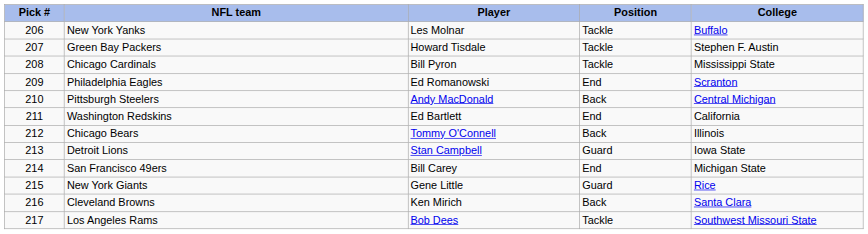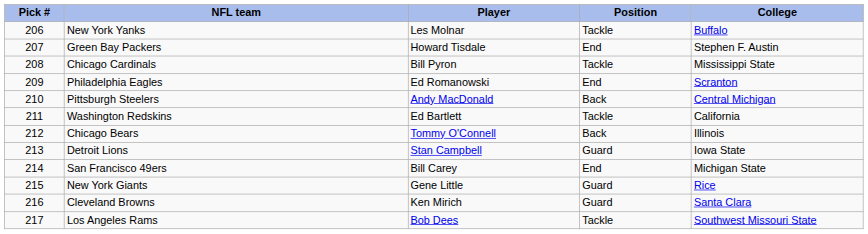(598, 47) Tackle -> (592, 47) End
(592, 116) End -> (598, 116) Tackle
(594, 202) Back -> (597, 202) Guard
